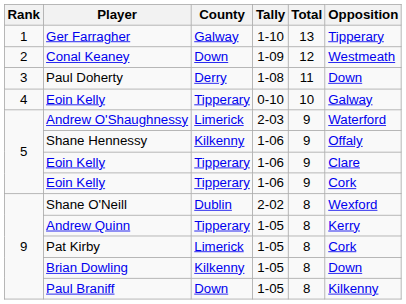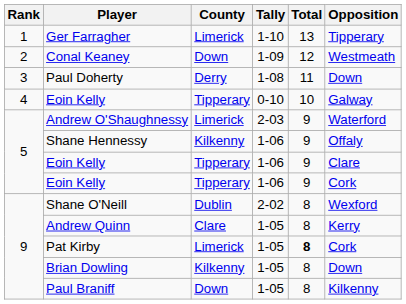(216, 36) Galway -> (219, 36) Limerick
(222, 225) Tipperary -> (210, 225) Clare
(307, 246) normal -> (307, 246) bold
